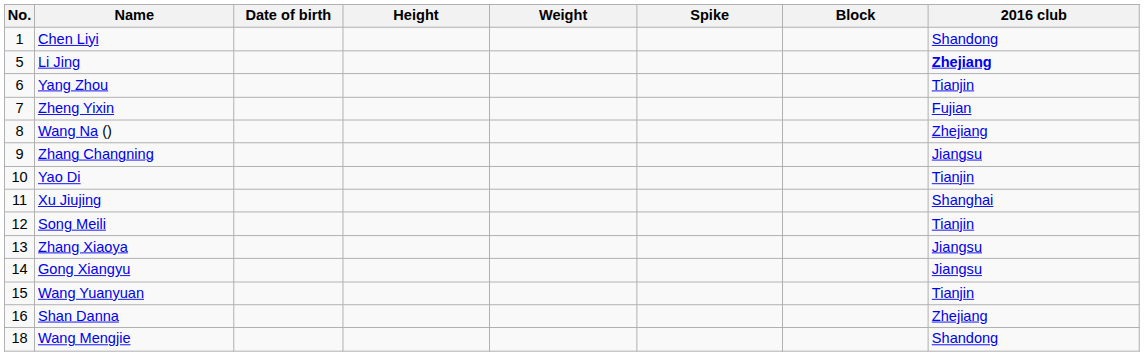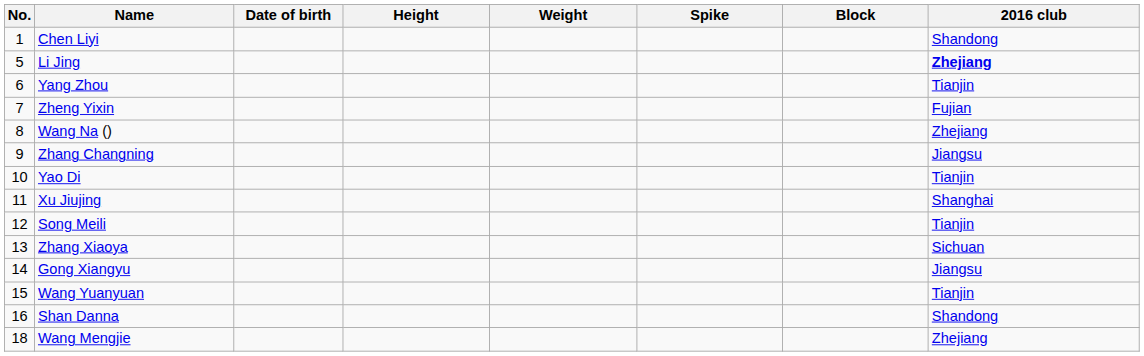(957, 246) Jiangsu -> (958, 246) Sichuan
(960, 316) Zhejiang -> (965, 316) Shandong
(965, 339) Shandong -> (960, 339) Zhejiang
